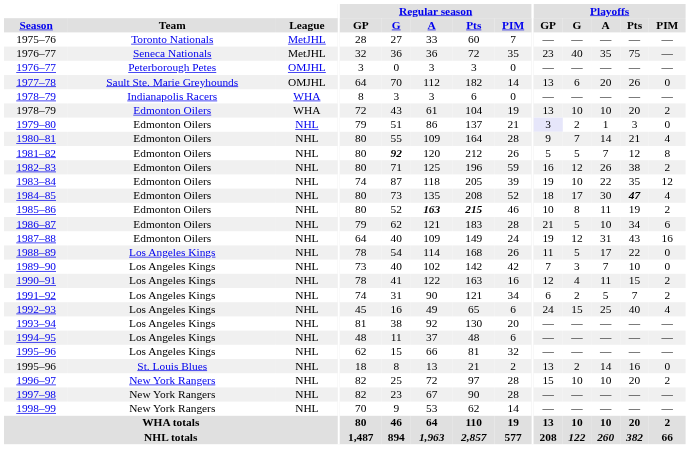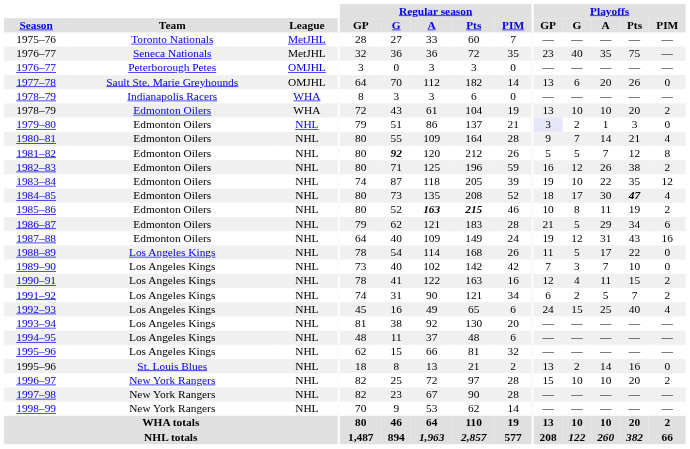(606, 224) 10 -> (606, 224) 29
